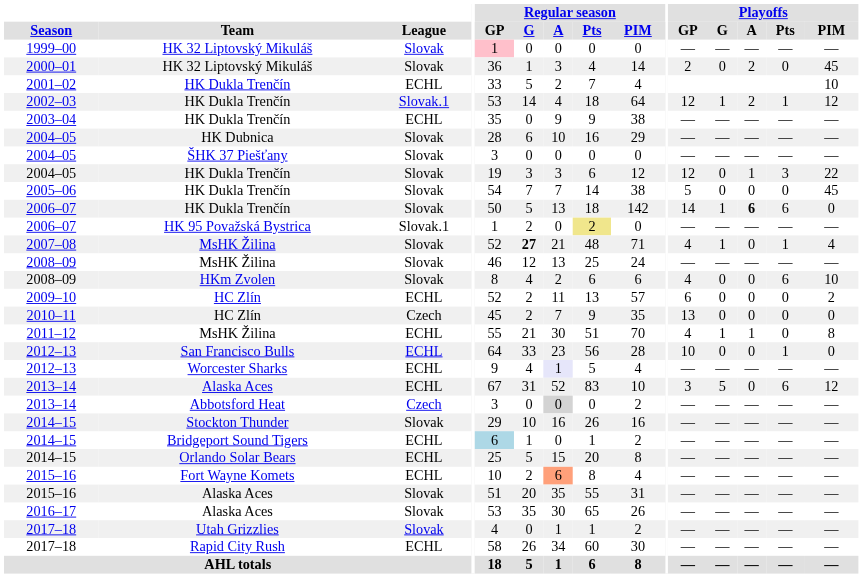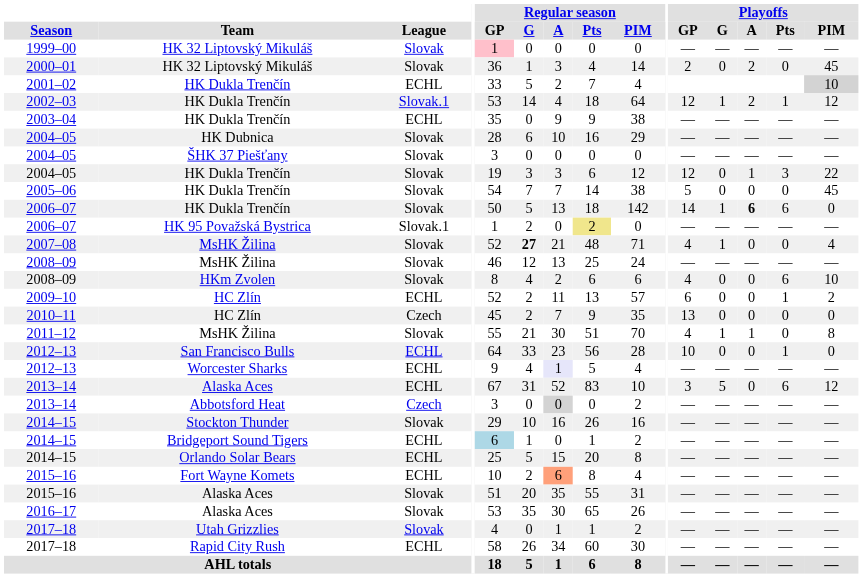(831, 84) no background -> (831, 84) lightgrey background
(785, 244) 1 -> (785, 244) 0
(785, 297) 0 -> (785, 297) 1
(424, 333) ECHL -> (424, 333) Slovak
